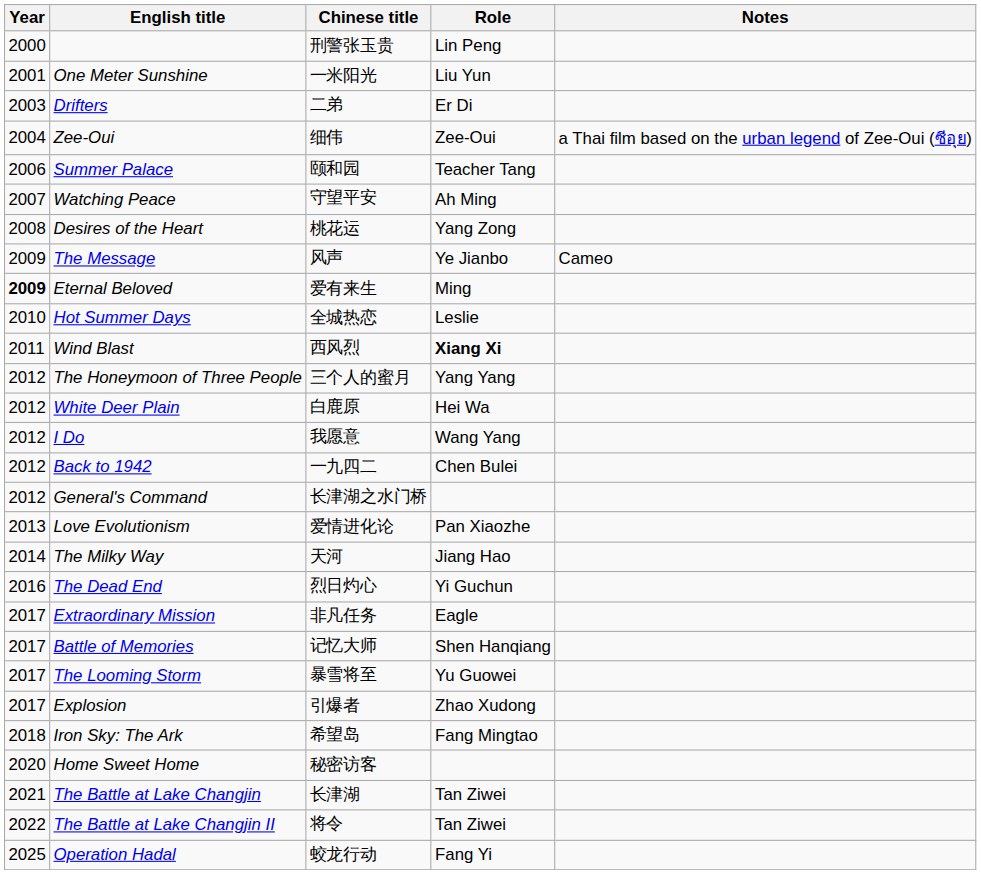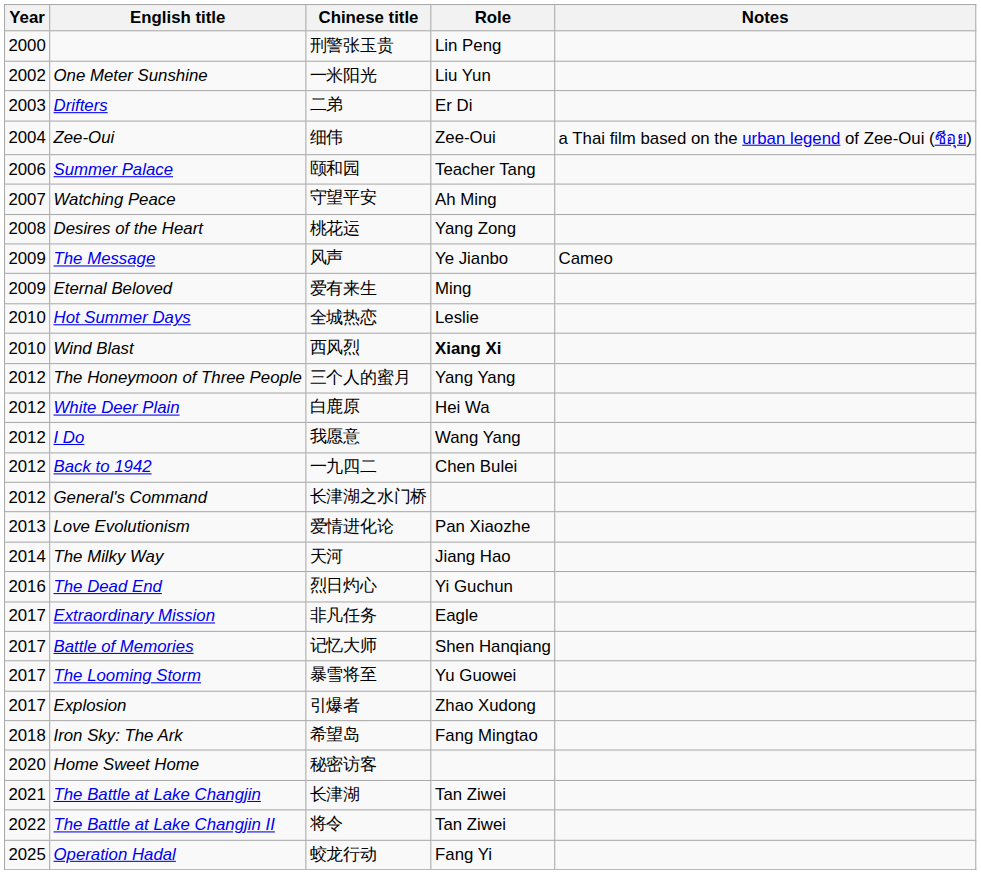(27, 75) 2001 -> (27, 75) 2002
(27, 288) bold -> (27, 288) normal
(26, 348) 2011 -> (27, 348) 2010
